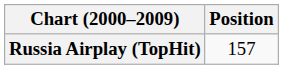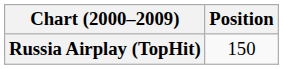(242, 49) 157 -> (242, 49) 150
